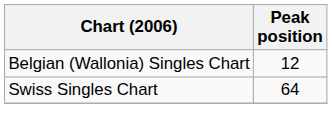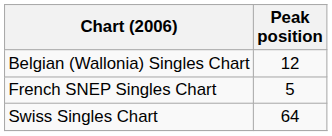+ row: (112, 90)
